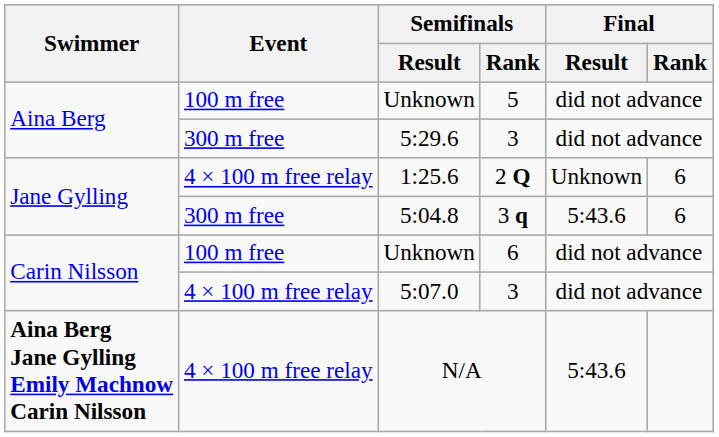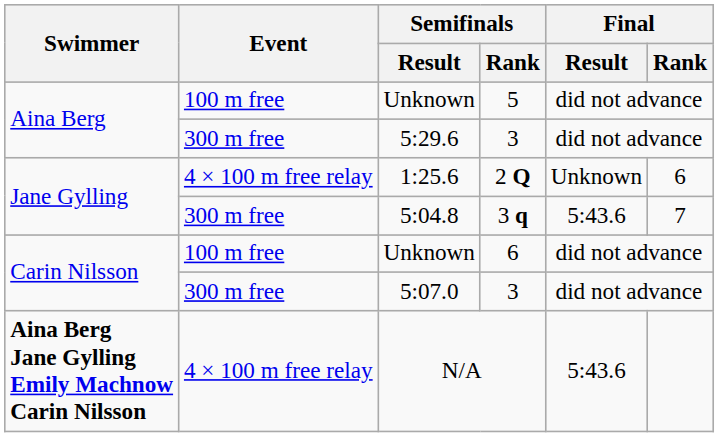(680, 215) 6 -> (680, 215) 7
(278, 291) 4 × 100 m free relay -> (234, 291) 300 m free
